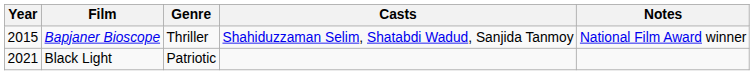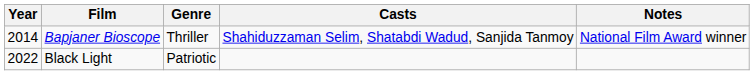(23, 37) 2015 -> (23, 37) 2014
(23, 59) 2021 -> (23, 59) 2022
